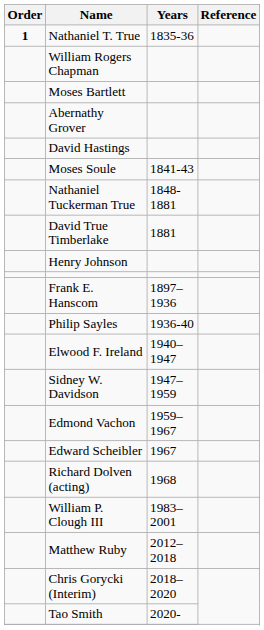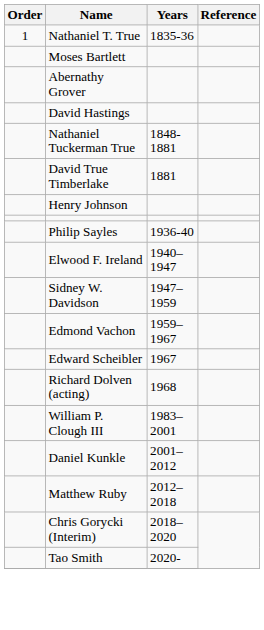(25, 35) bold -> (25, 35) normal
- row: (90, 63)
- row: (82, 169)
- row: (73, 295)
+ row: (87, 458)
